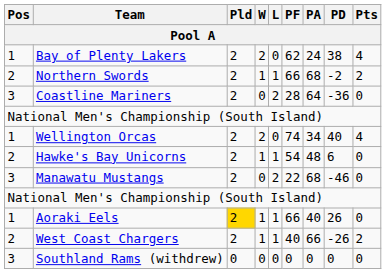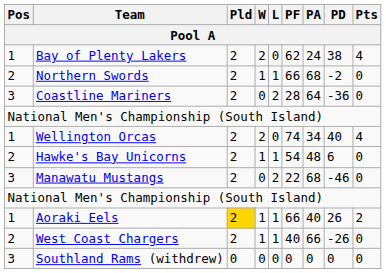(359, 76) 2 -> (359, 76) 0
(359, 218) 0 -> (359, 218) 2
(359, 238) 2 -> (359, 238) 0
